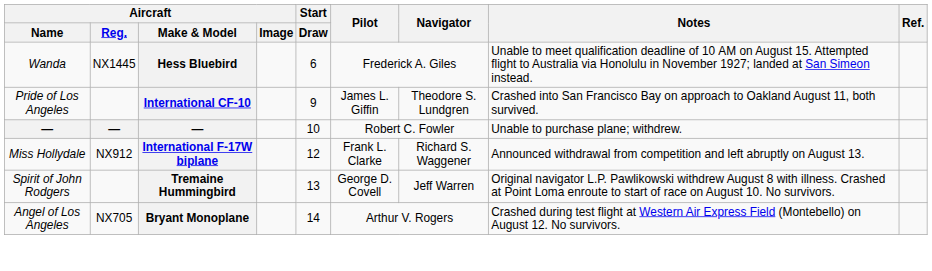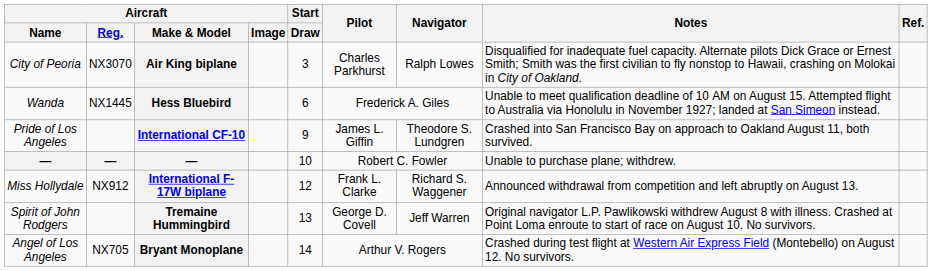+ row: (191, 64)
